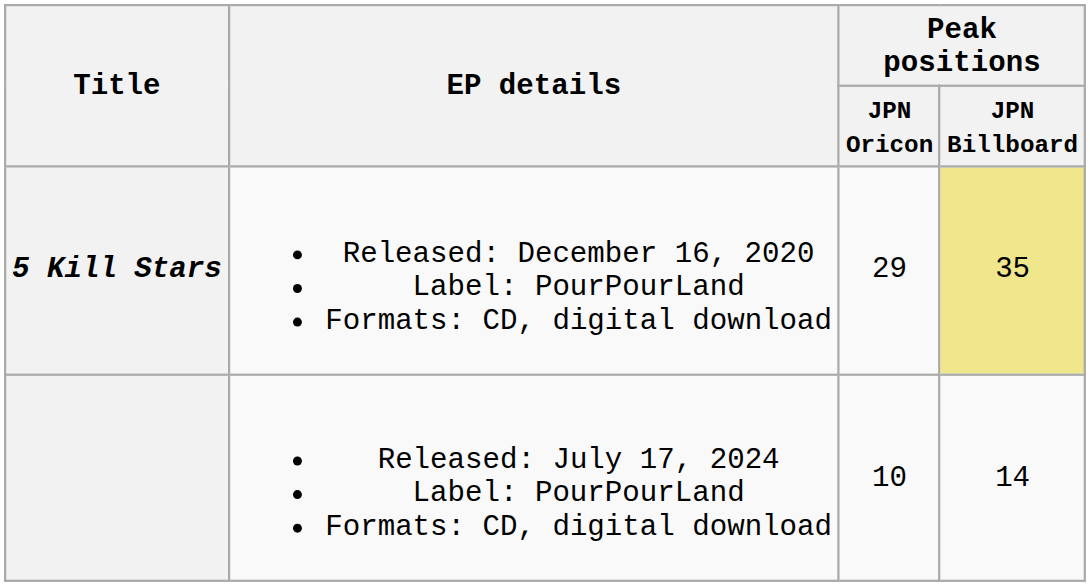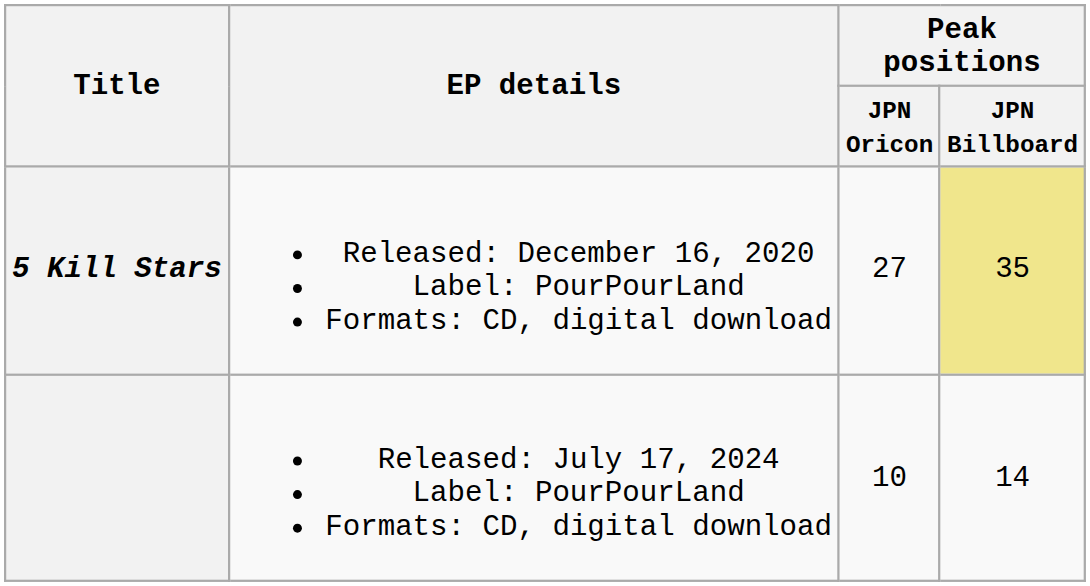(890, 270) 29 -> (890, 270) 27
